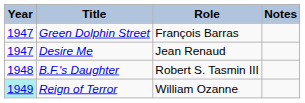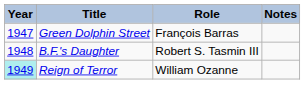- row: (66, 51)
